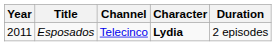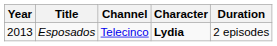(19, 32) 2011 -> (20, 32) 2013
